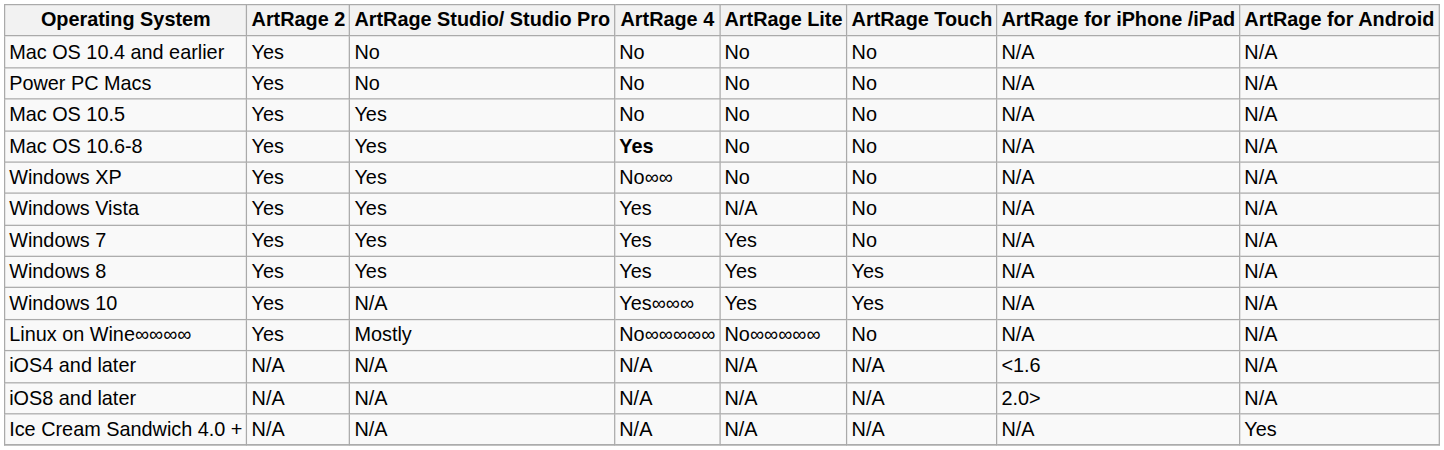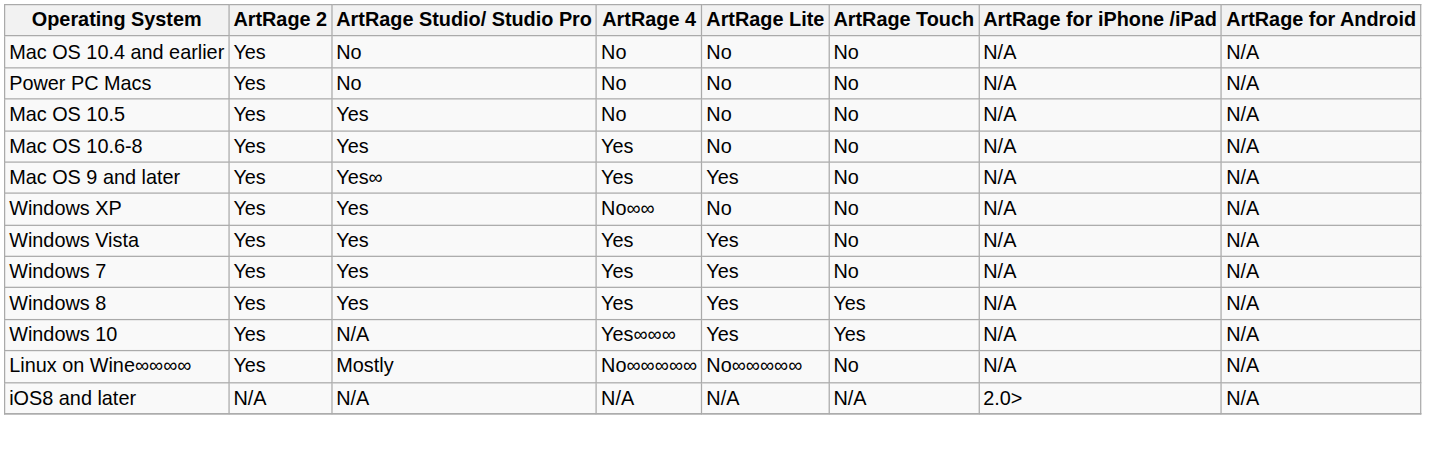(636, 146) bold -> (617, 146) normal
+ row: (95, 177)
(741, 209) N/A -> (723, 240) Yes
- row: (73, 366)
- row: (126, 429)
